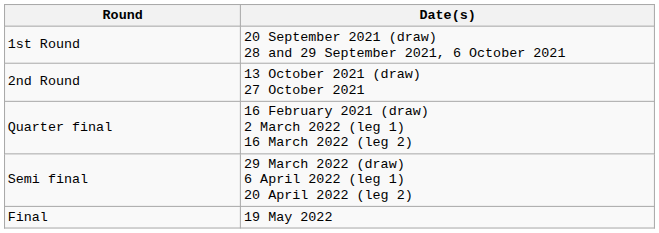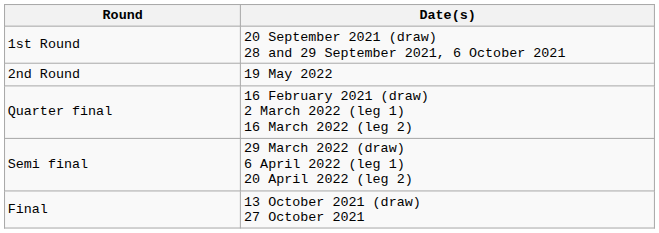(332, 82) 13 October 2021 (draw) 27 October 2021 -> (288, 75) 19 May 2022
(288, 217) 19 May 2022 -> (332, 210) 13 October 2021 (draw) 27 October 2021
